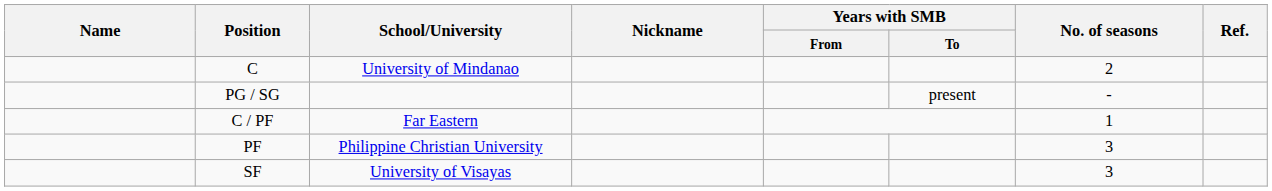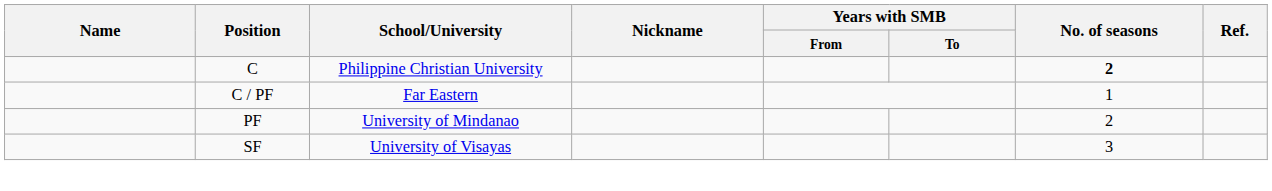(441, 69) University of Mindanao -> (441, 69) Philippine Christian University
(1109, 69) normal -> (1109, 69) bold
- row: (252, 95)
(441, 146) Philippine Christian University -> (441, 120) University of Mindanao
(1109, 146) 3 -> (1109, 120) 2
